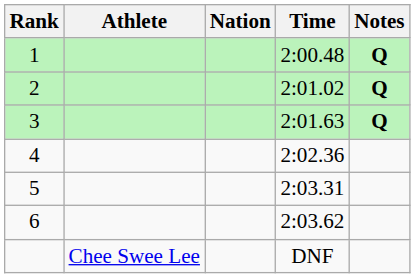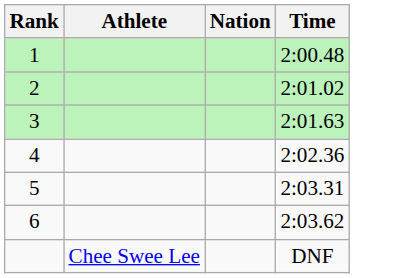- column: (379, 21)
